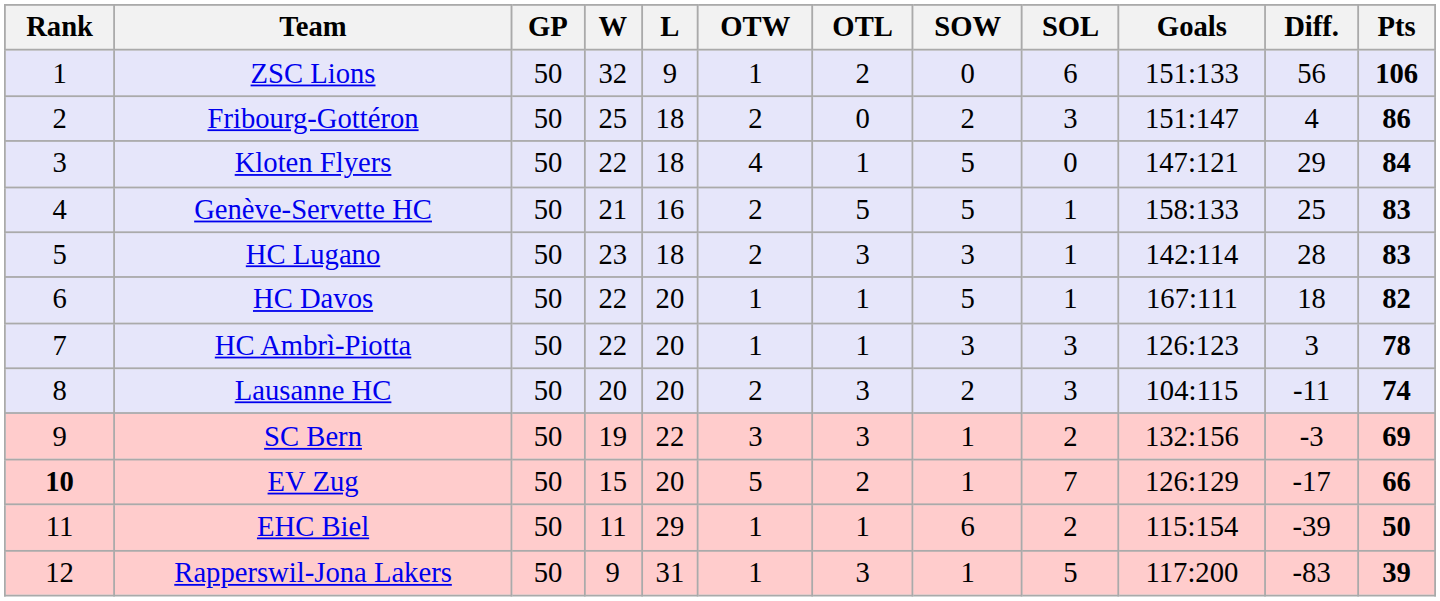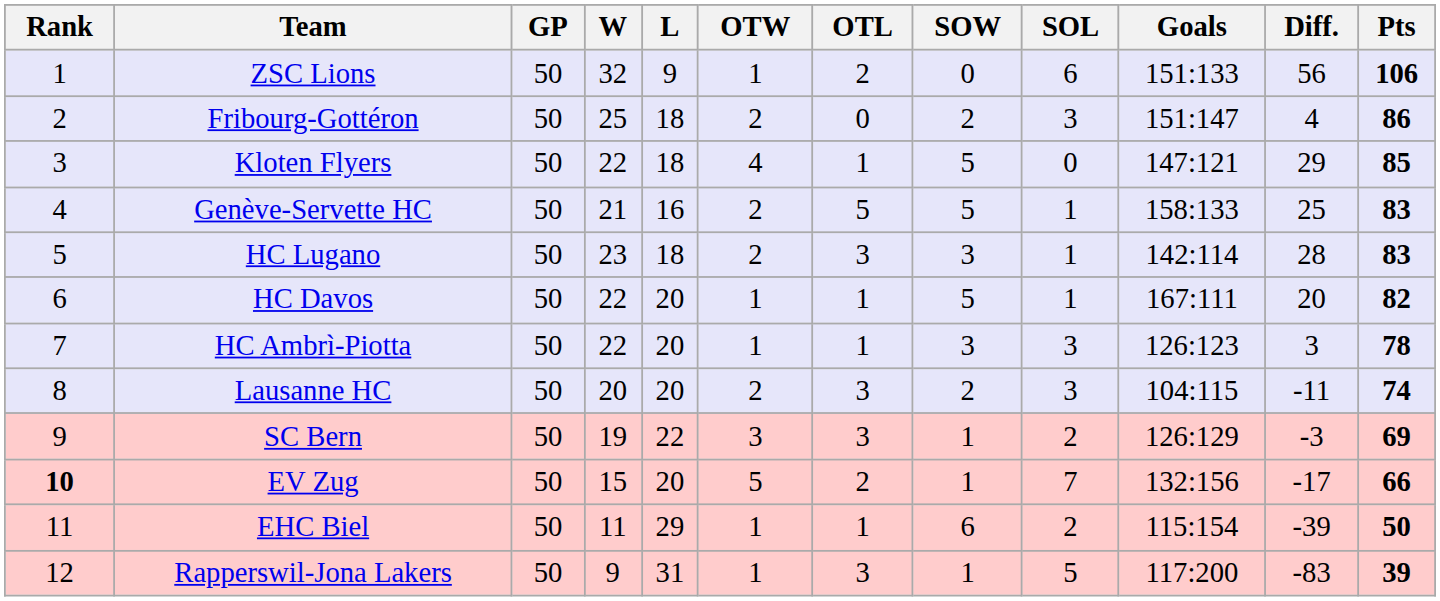(1397, 163) 84 -> (1397, 163) 85
(1312, 299) 18 -> (1312, 299) 20
(1192, 436) 132:156 -> (1192, 436) 126:129
(1192, 481) 126:129 -> (1192, 481) 132:156
